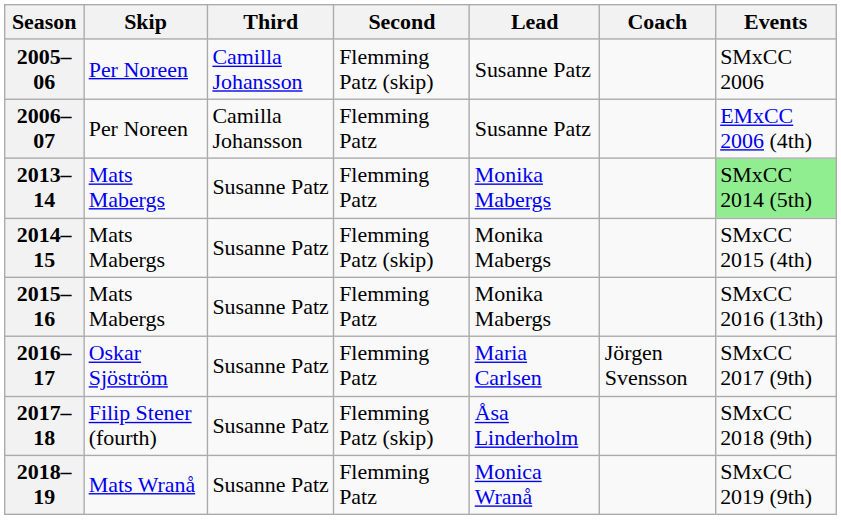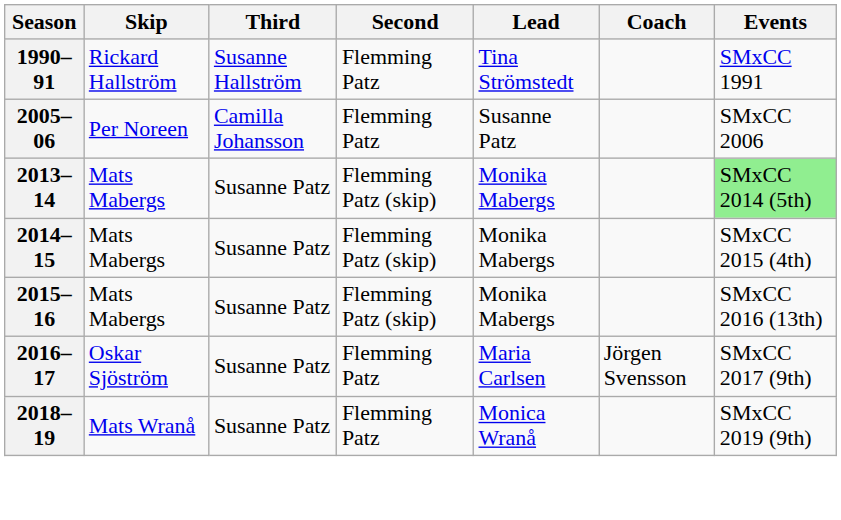+ row: (44, 68)
(386, 68) Flemming Patz (skip) -> (387, 128) Flemming Patz
- row: (44, 128)
(384, 187) Flemming Patz -> (389, 187) Flemming Patz (skip)
(384, 306) Flemming Patz -> (389, 306) Flemming Patz (skip)
- row: (44, 425)
